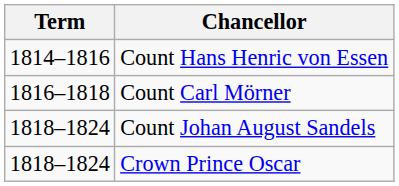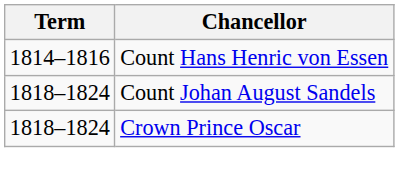- row: (205, 92)
